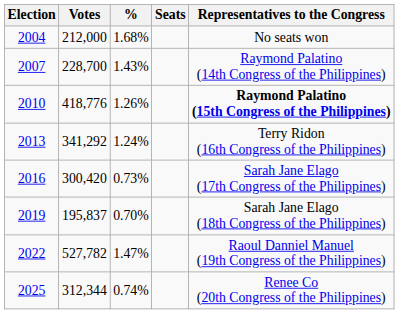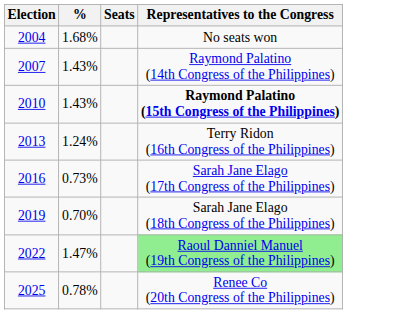- column: (84, 15)
(131, 104) 1.26% -> (80, 104) 1.43%
(291, 253) no background -> (240, 253) lightgreen background
(131, 290) 0.74% -> (80, 290) 0.78%
